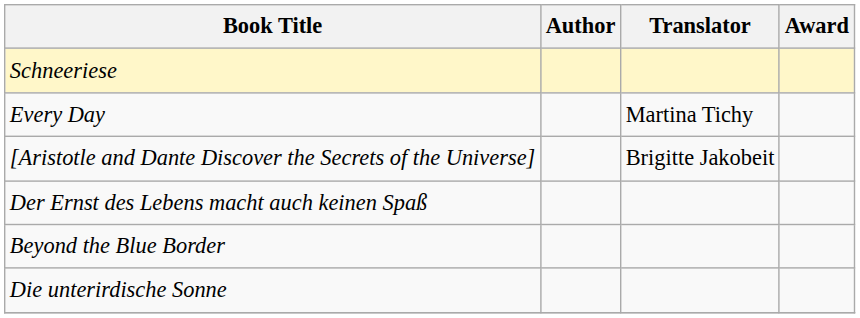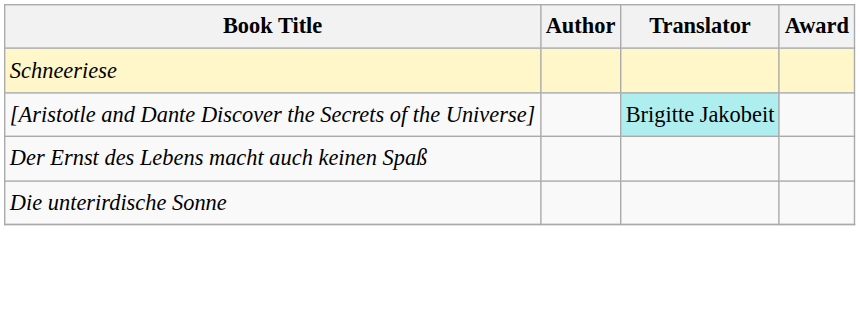- row: (57, 114)
(700, 158) no background -> (700, 114) paleturquoise background
- row: (117, 246)
